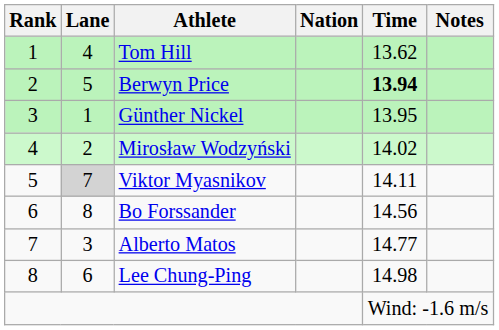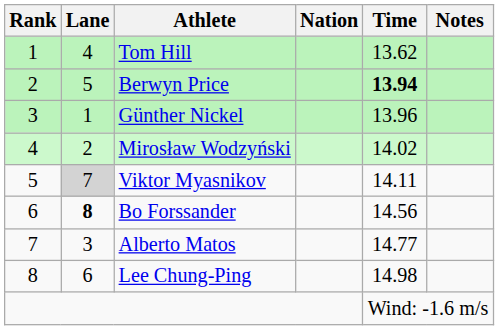(395, 116) 13.95 -> (395, 116) 13.96
(87, 212) normal -> (87, 212) bold
